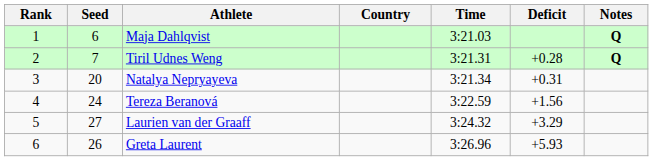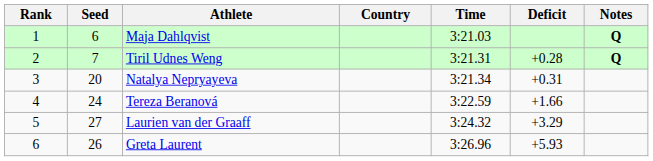(547, 101) +1.56 -> (547, 101) +1.66
